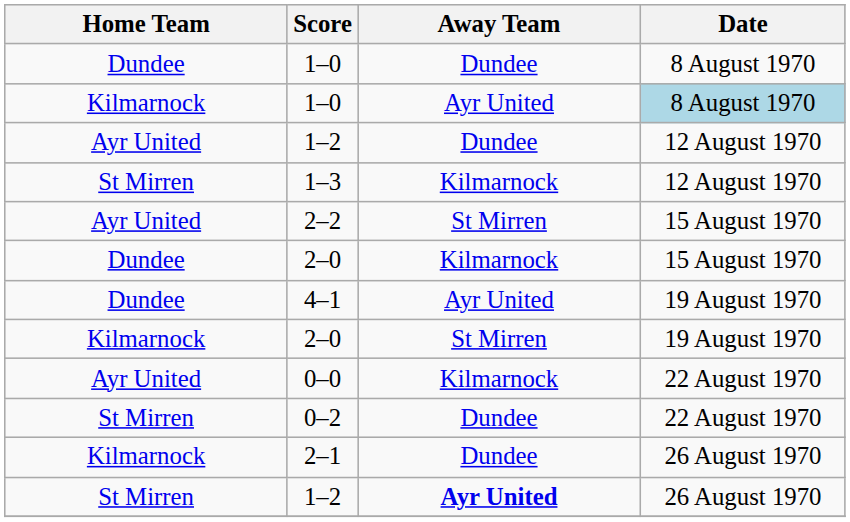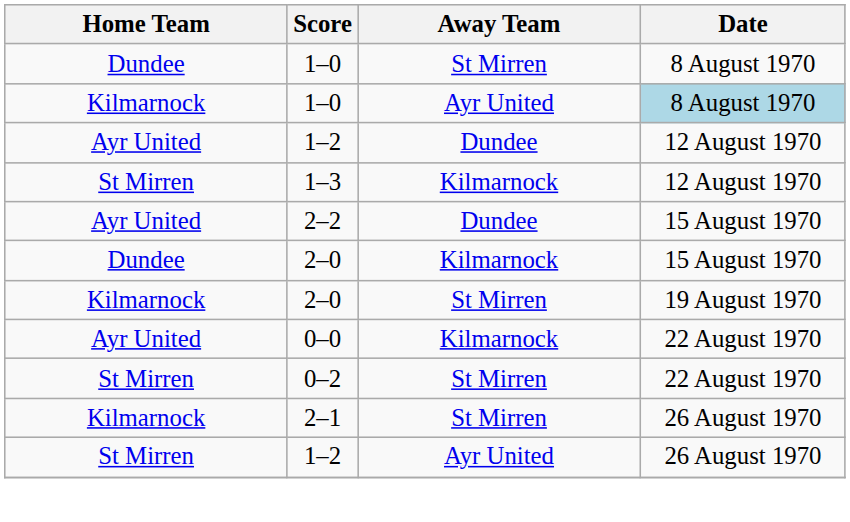(499, 63) Dundee -> (499, 63) St Mirren
(499, 220) St Mirren -> (499, 220) Dundee
- row: (146, 299)
(499, 417) Dundee -> (499, 378) St Mirren
(499, 456) Dundee -> (499, 417) St Mirren
(499, 496) bold -> (499, 456) normal
